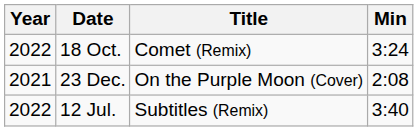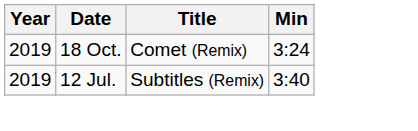(30, 49) 2022 -> (30, 49) 2019
- row: (93, 79)
(30, 110) 2022 -> (30, 79) 2019
